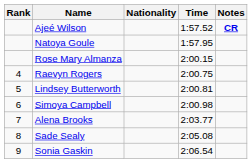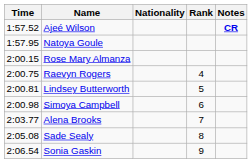columns swapped: (18, 12) <-> (197, 12)
